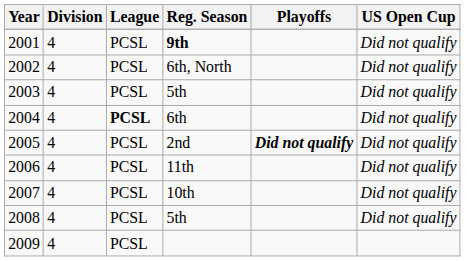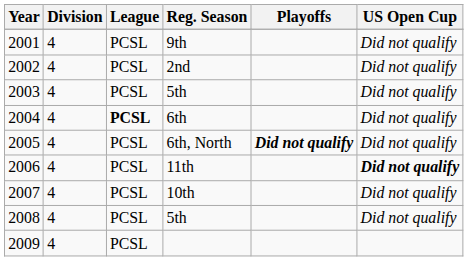(177, 42) bold -> (177, 42) normal
(199, 67) 6th, North -> (178, 67) 2nd
(178, 142) 2nd -> (199, 142) 6th, North
(409, 167) normal -> (410, 167) bold
